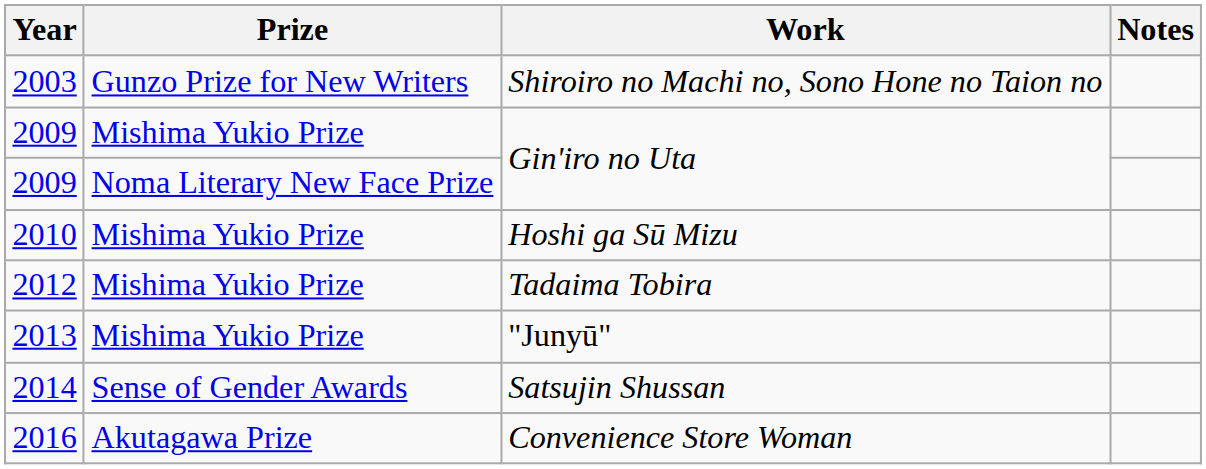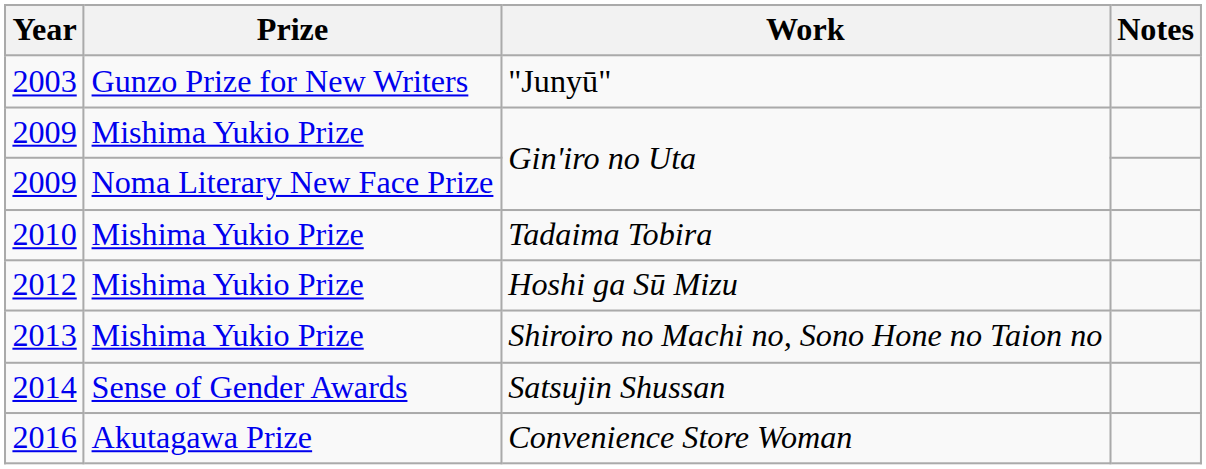(805, 81) Shiroiro no Machi no, Sono Hone no Taion no -> (560, 81) "Junyū"
(623, 234) Hoshi ga Sū Mizu -> (610, 234) Tadaima Tobira
(610, 285) Tadaima Tobira -> (623, 285) Hoshi ga Sū Mizu
(560, 336) "Junyū" -> (805, 336) Shiroiro no Machi no, Sono Hone no Taion no
